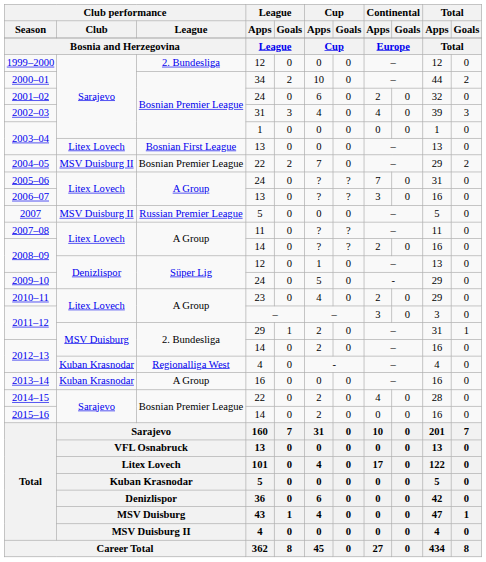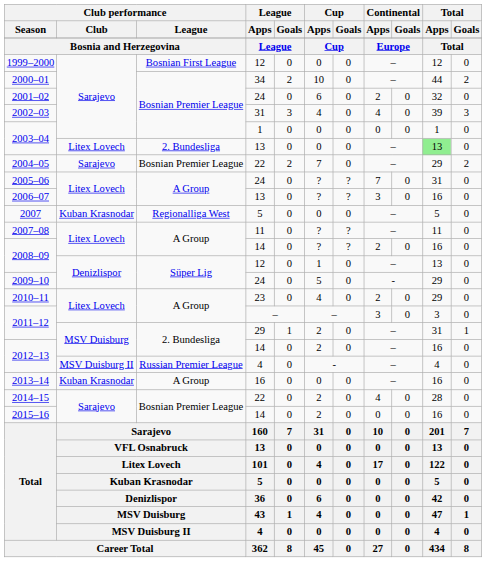(191, 63) 2. Bundesliga -> (191, 63) Bosnian First League
(191, 146) Bosnian First League -> (191, 146) 2. Bundesliga
(437, 146) no background -> (437, 146) lightgreen background
(97, 163) MSV Duisburg II -> (97, 163) Sarajevo
(97, 213) MSV Duisburg II -> (97, 213) Kuban Krasnodar
(191, 213) Russian Premier League -> (191, 213) Regionalliga West
(97, 364) Kuban Krasnodar -> (97, 364) MSV Duisburg II
(191, 364) Regionalliga West -> (191, 364) Russian Premier League
